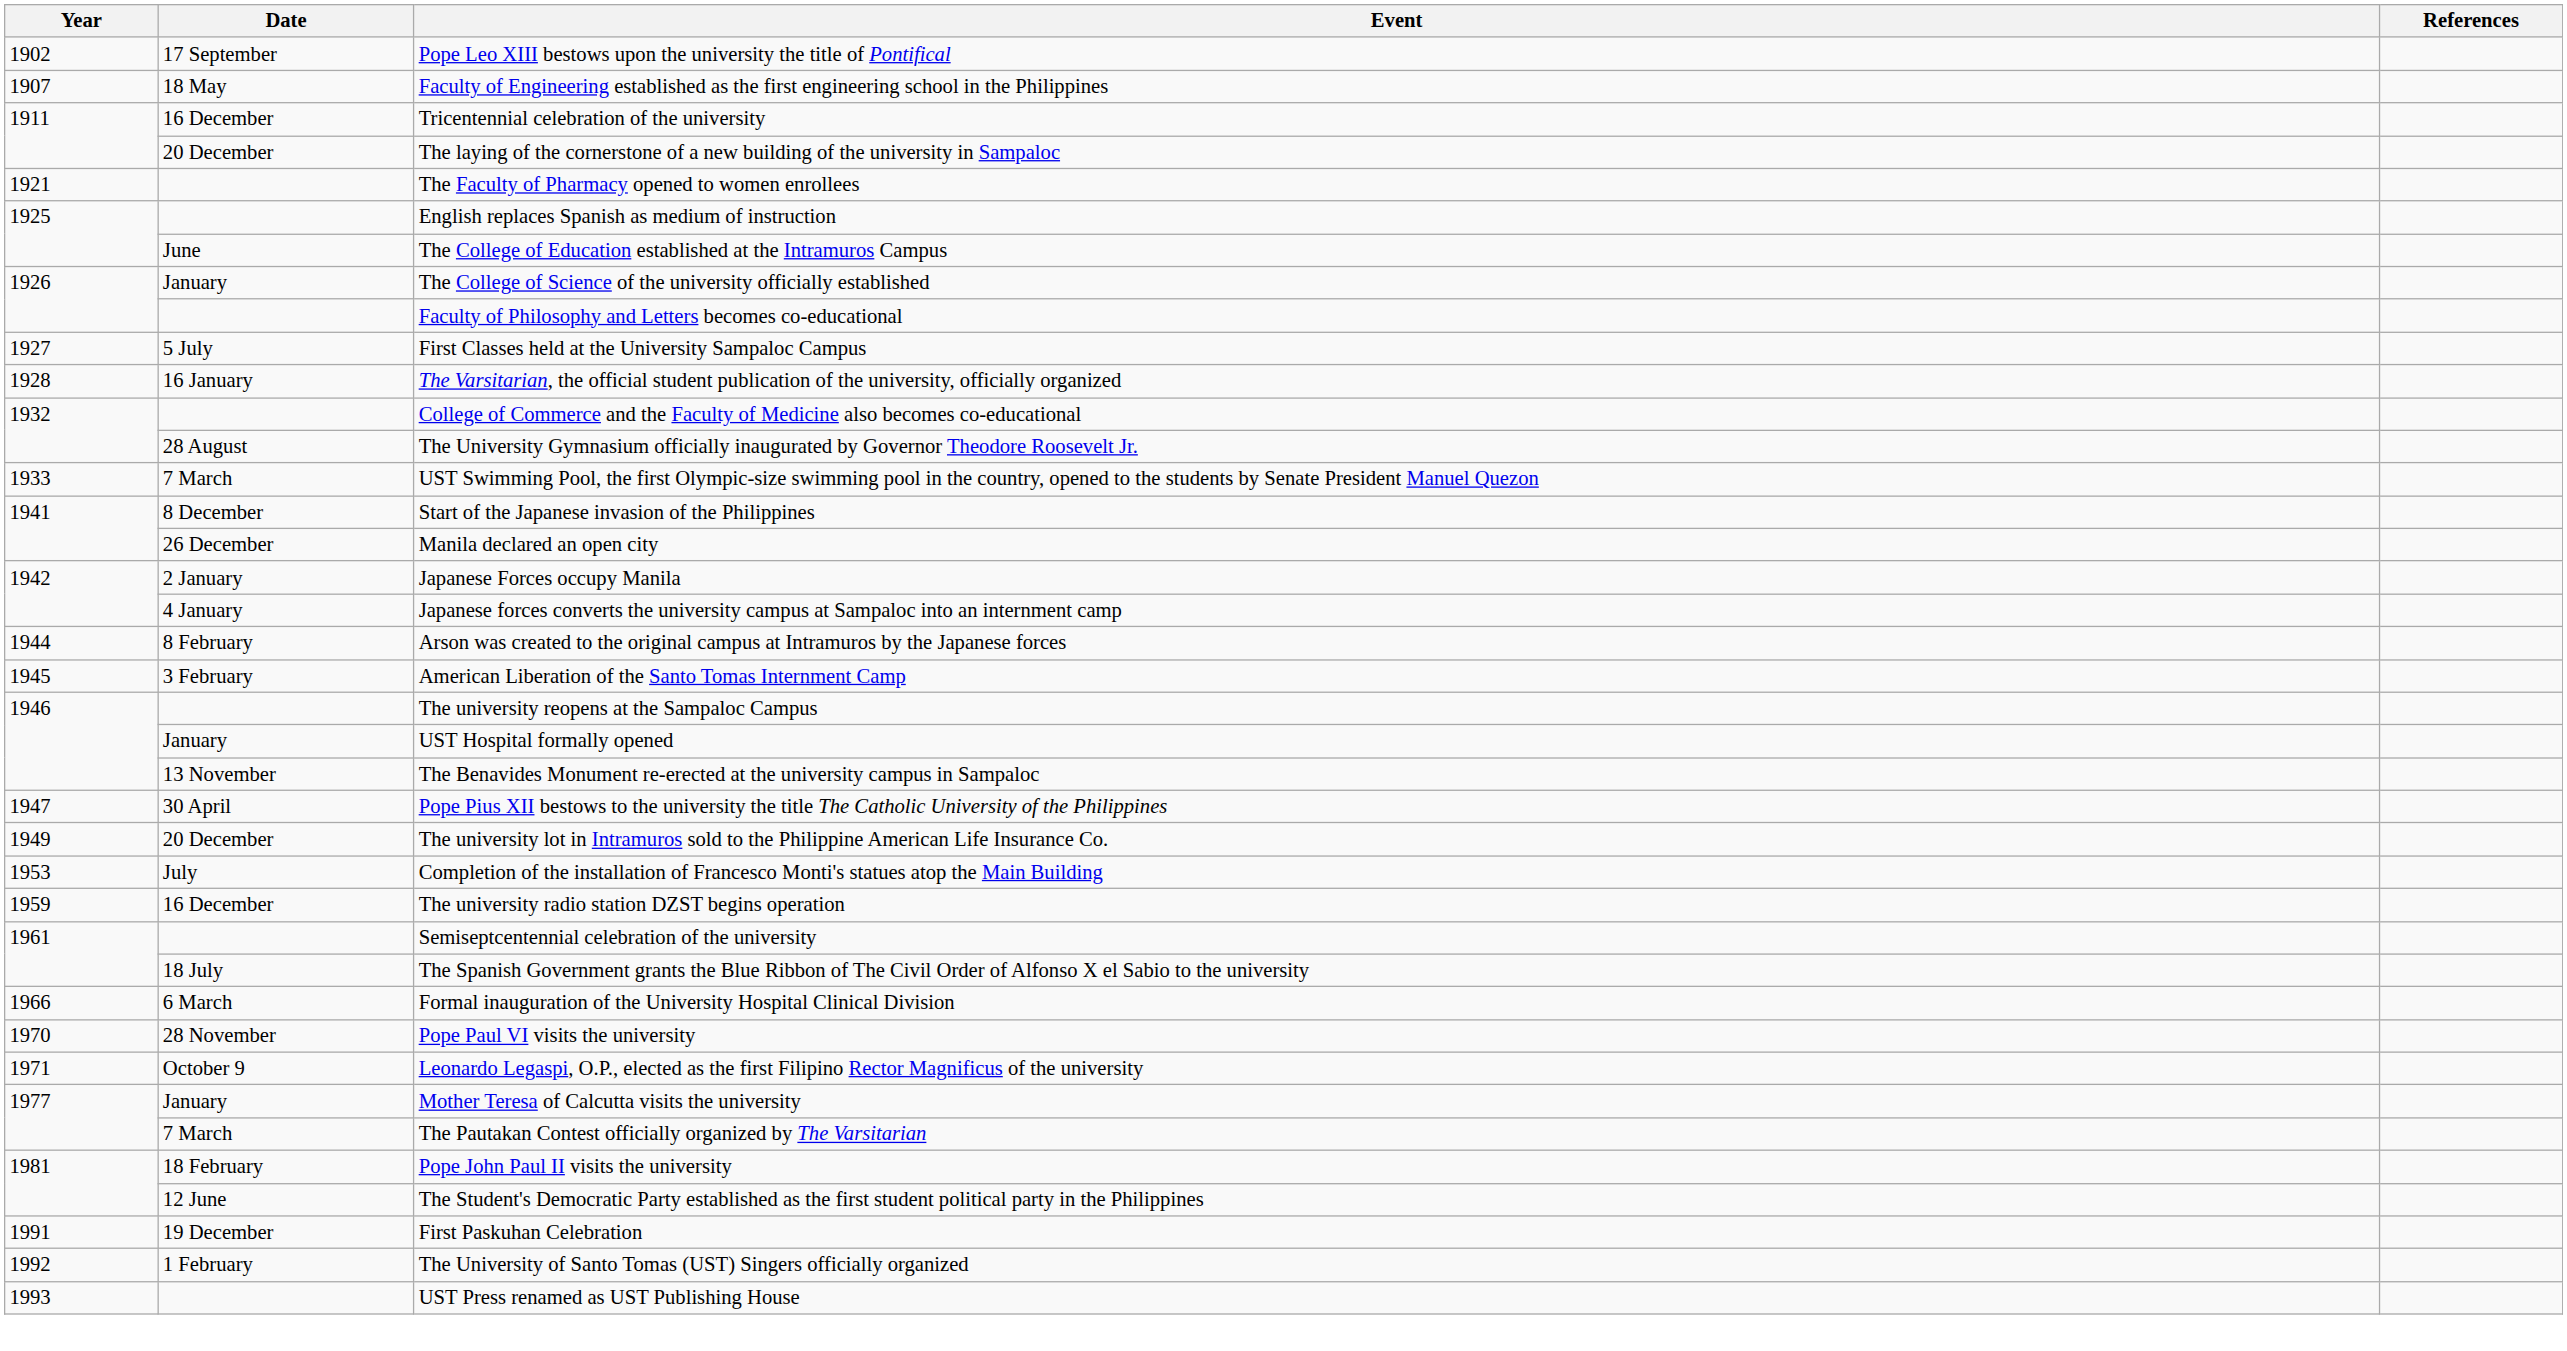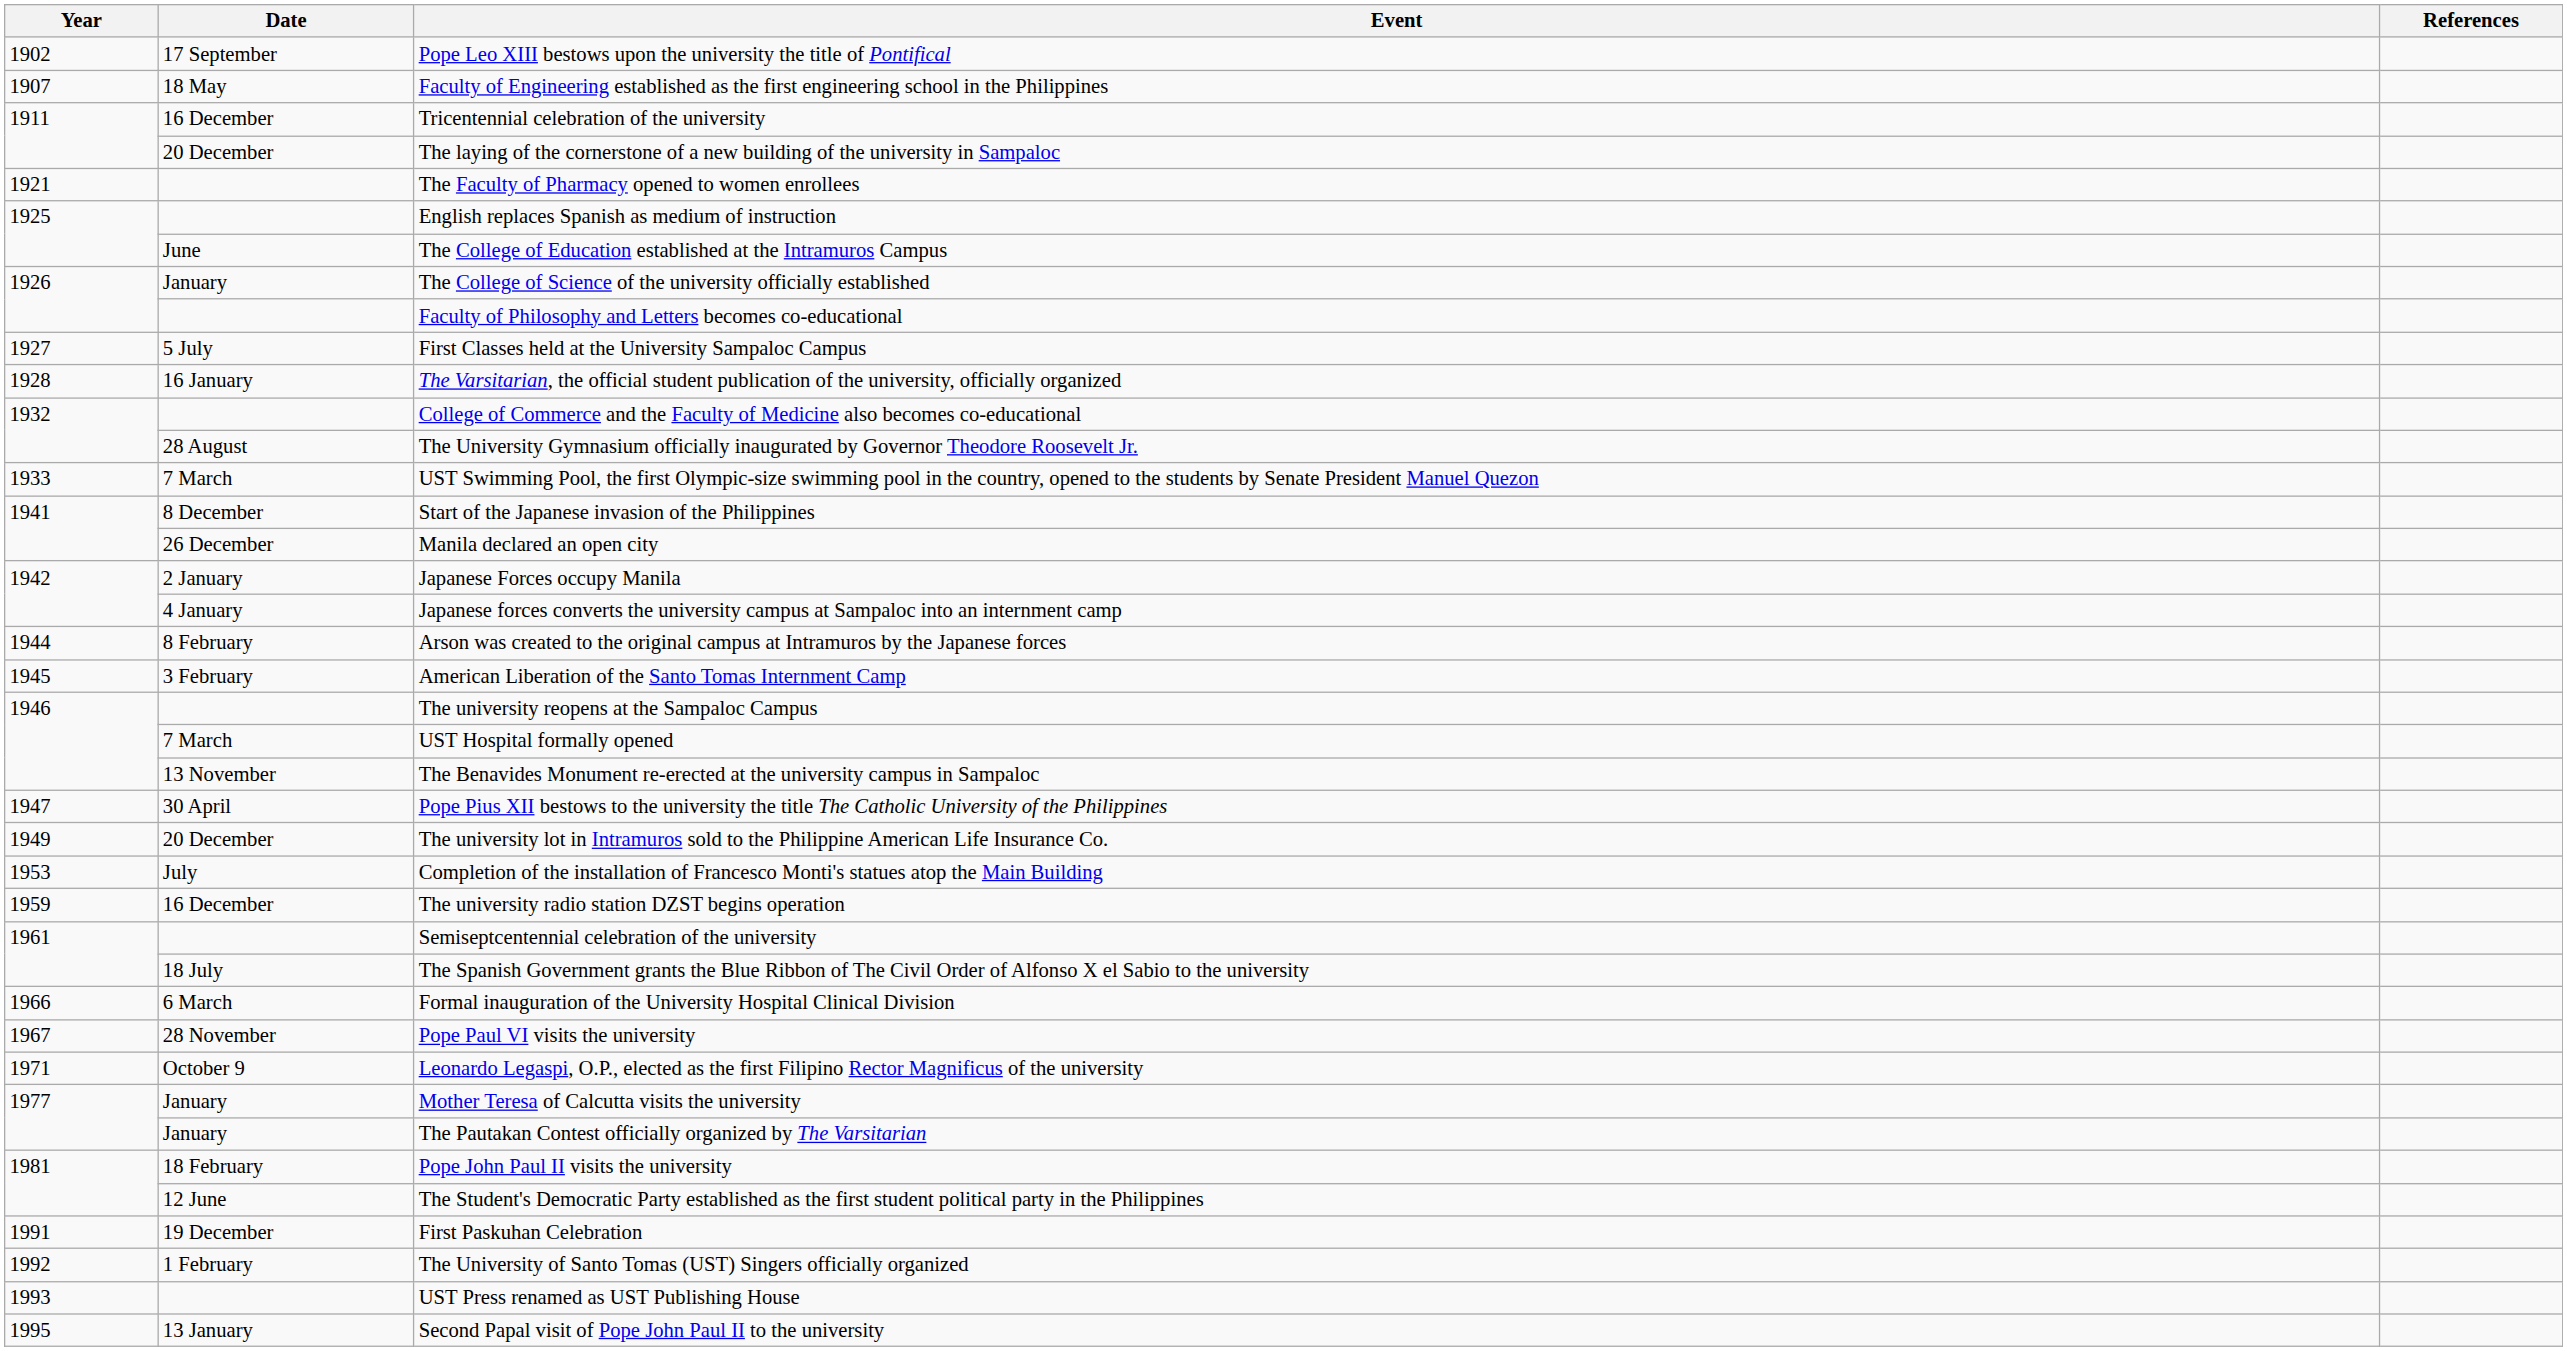(195, 741) January -> (198, 741) 7 March
(30, 1035) 1970 -> (30, 1035) 1967
(198, 1133) 7 March -> (195, 1133) January
+ row: (651, 1330)
